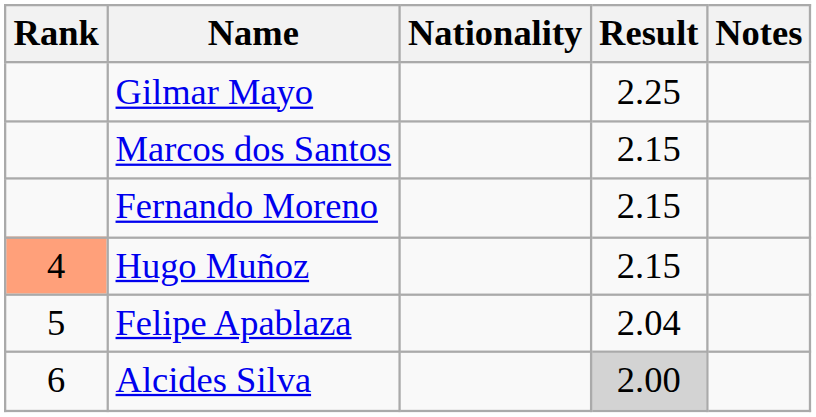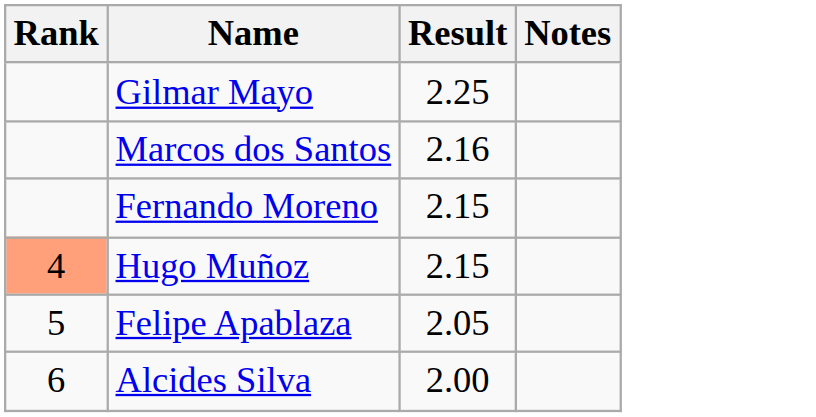- column: (495, 33)
(649, 149) 2.15 -> (458, 149) 2.16
(649, 322) 2.04 -> (458, 322) 2.05
(649, 380) lightgrey background -> (458, 380) no background
